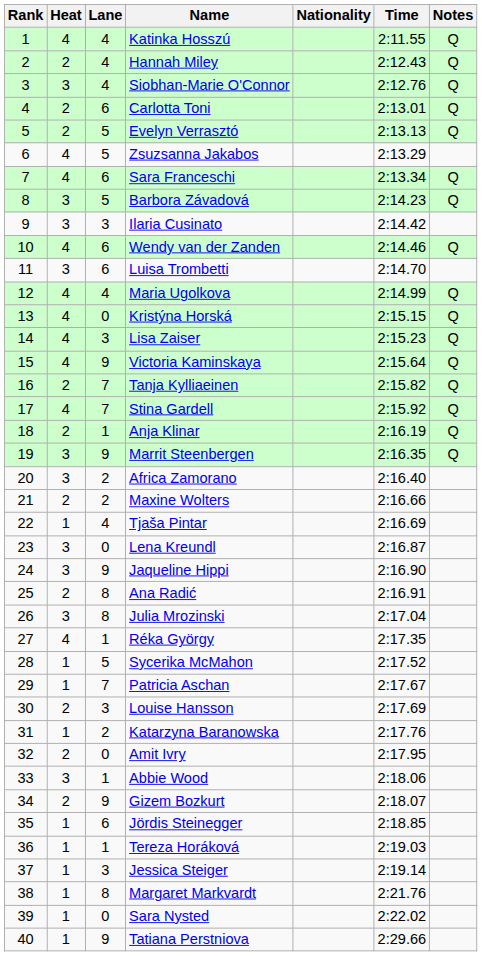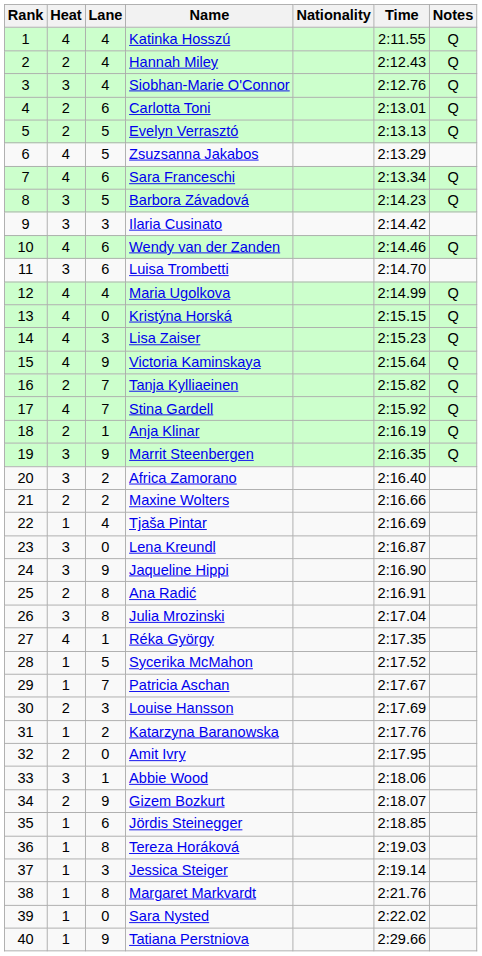(105, 847) 1 -> (105, 847) 8
